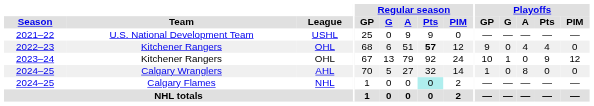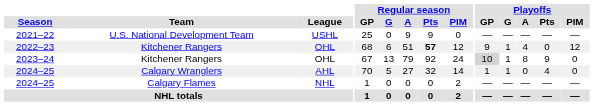(508, 46) 0 -> (508, 46) 1
(547, 46) 4 -> (547, 46) 0
(575, 46) 0 -> (575, 46) 12
(487, 59) no background -> (487, 59) lightgrey background
(525, 59) 0 -> (525, 59) 8
(575, 59) 12 -> (575, 59) 0
(508, 71) 0 -> (508, 71) 1
(525, 71) 8 -> (525, 71) 0
(547, 71) 0 -> (547, 71) 4
(430, 83) paleturquoise background -> (430, 83) no background
